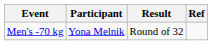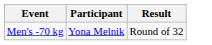- column: (196, 13)
